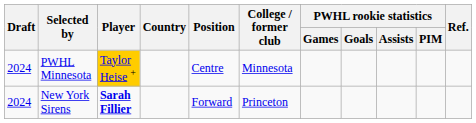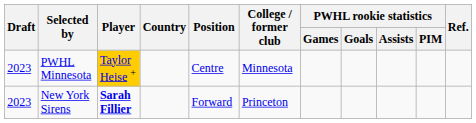(19, 68) 2024 -> (19, 68) 2023
(19, 102) 2024 -> (19, 102) 2023
